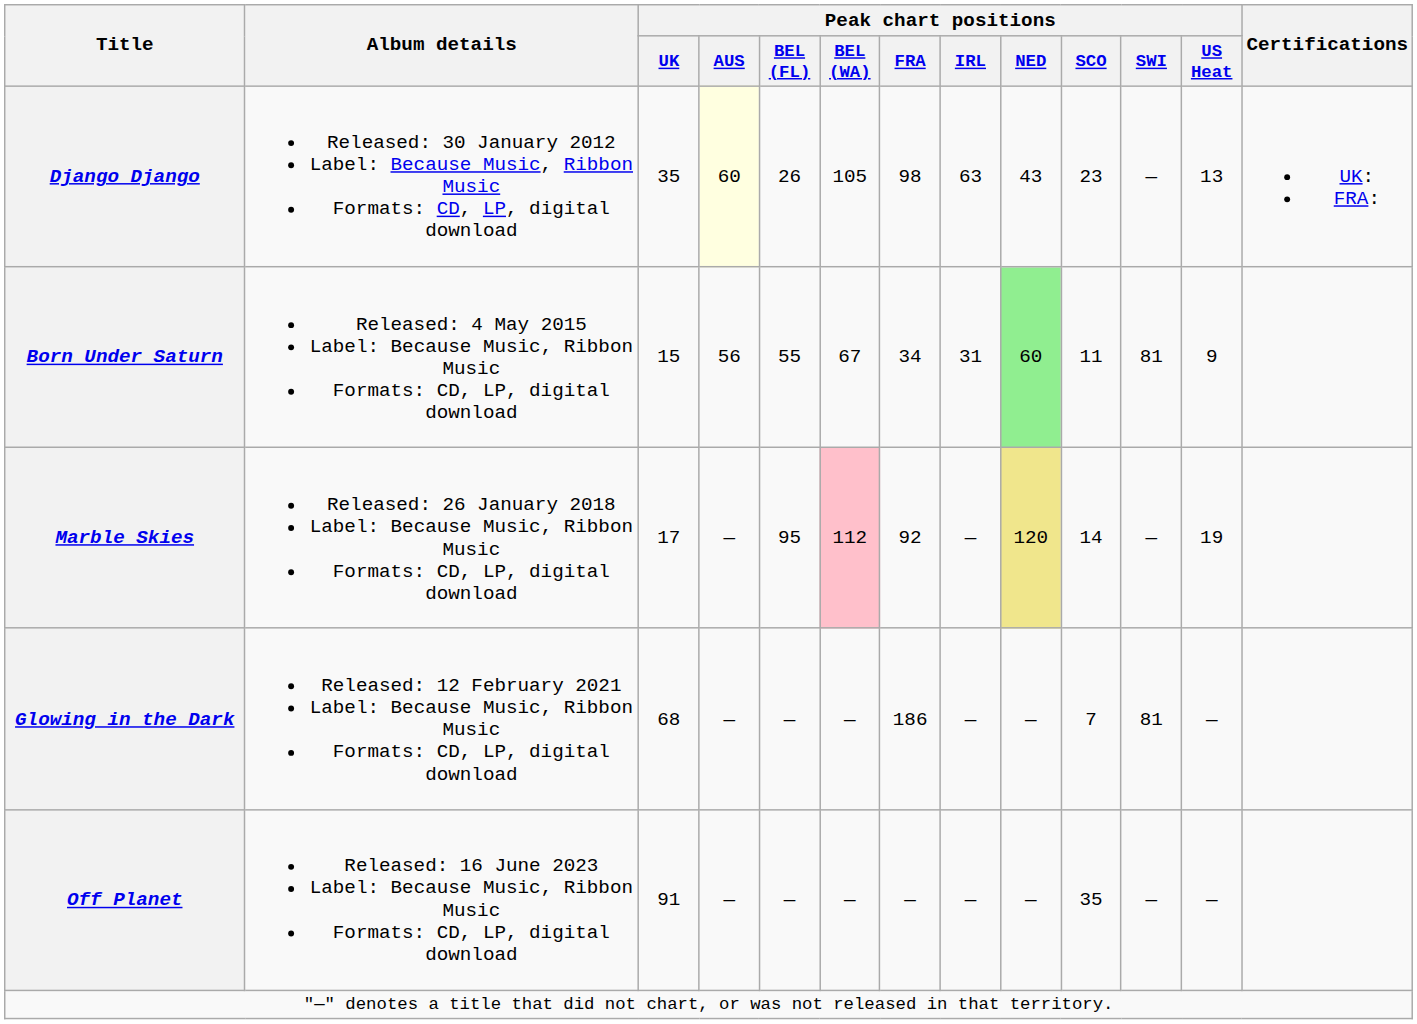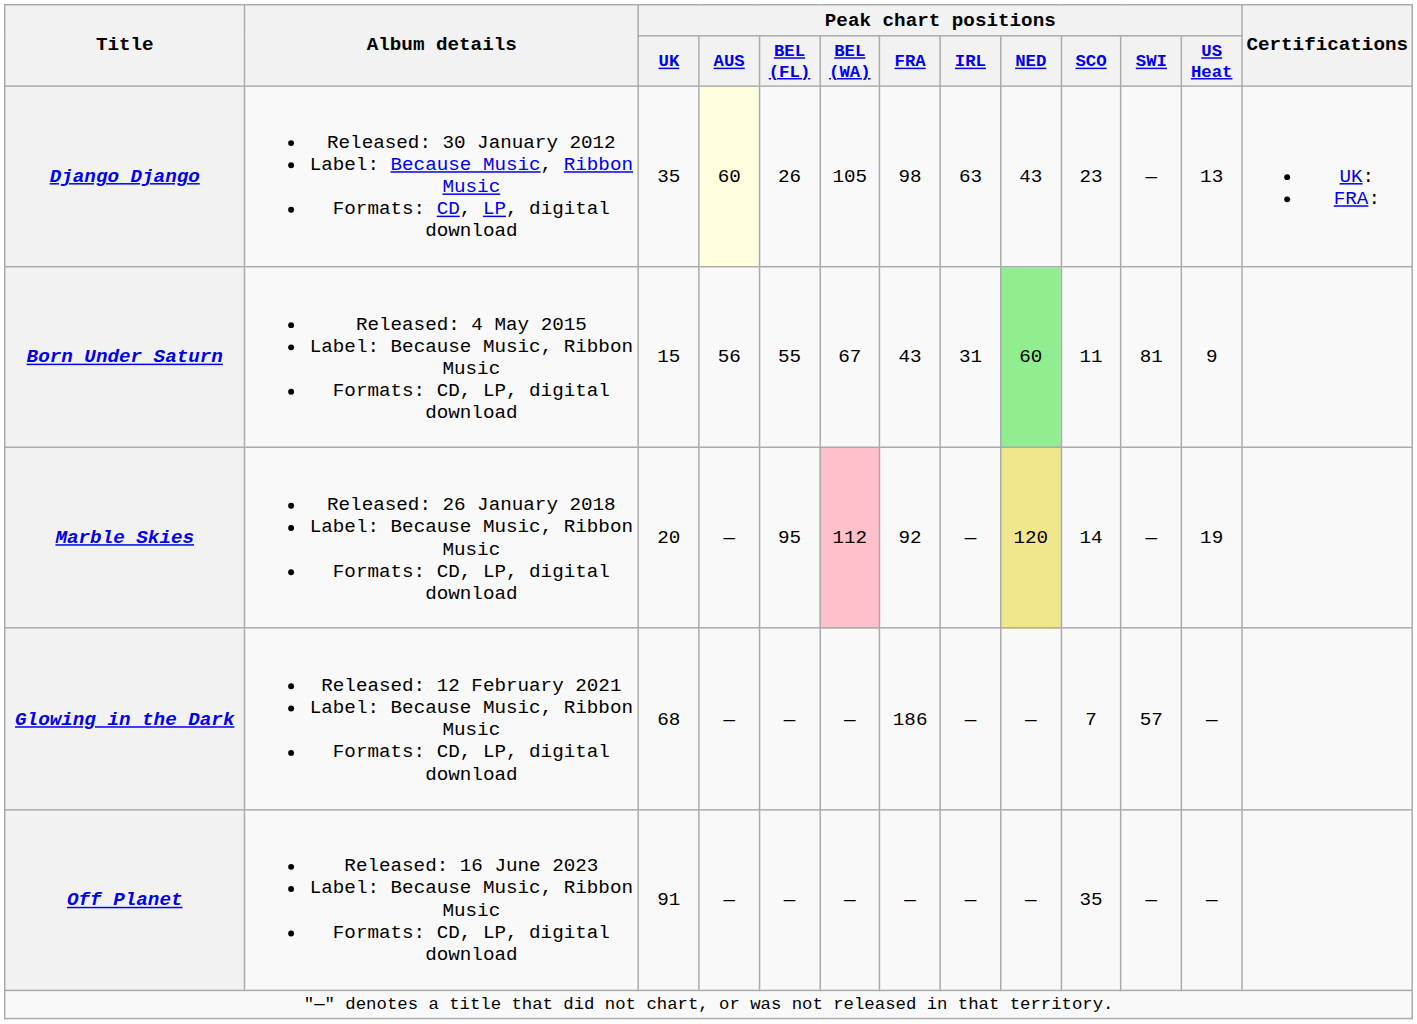(910, 357) 34 -> (910, 357) 43
(669, 538) 17 -> (669, 538) 20
(1151, 719) 81 -> (1151, 719) 57
